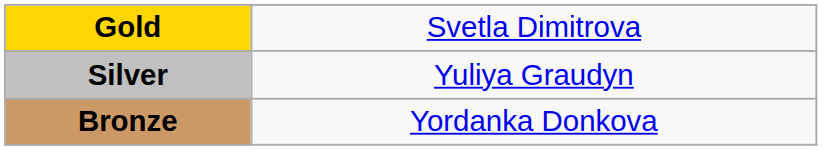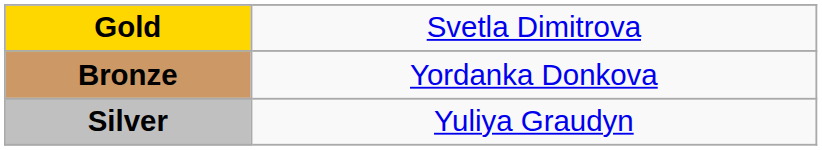rows swapped: (128, 74) <-> (128, 121)
